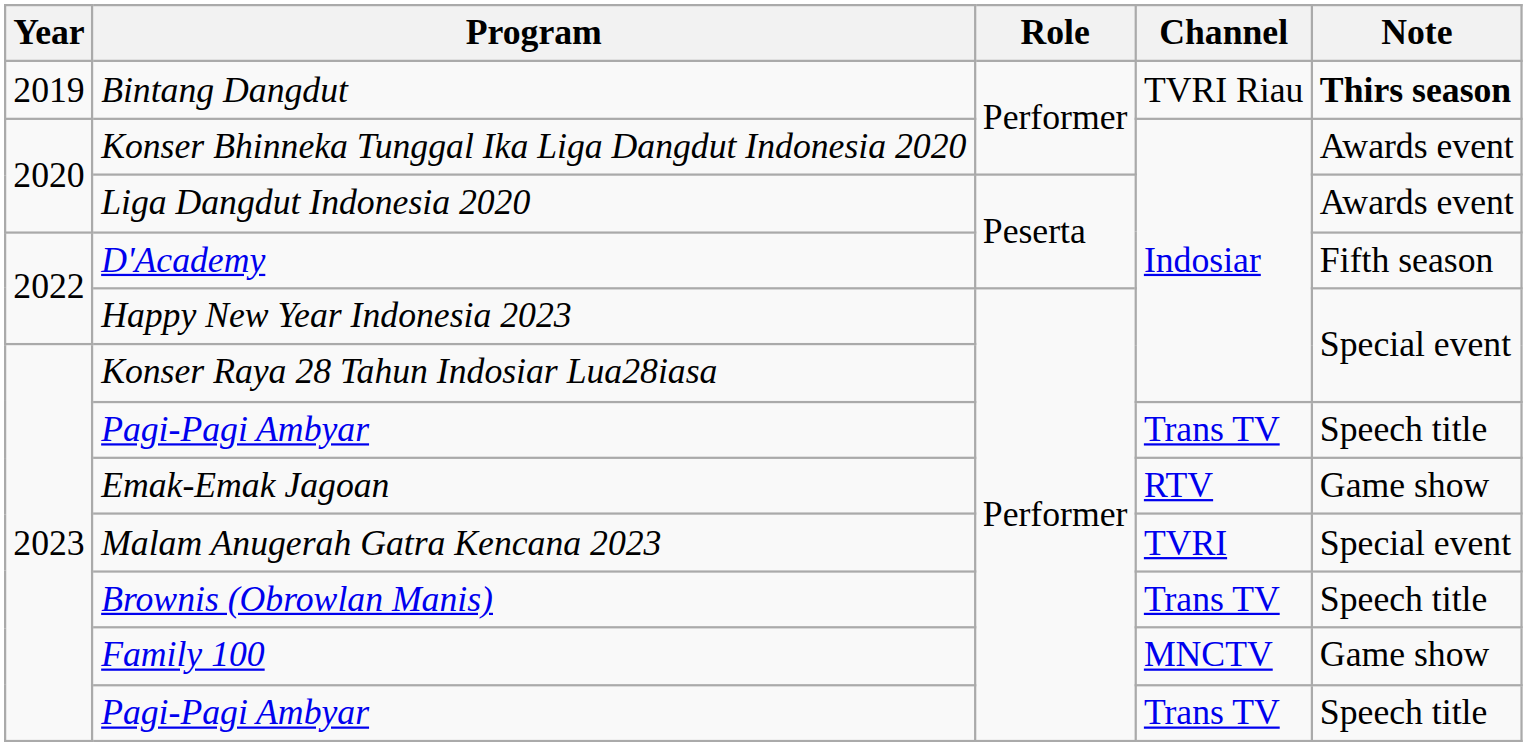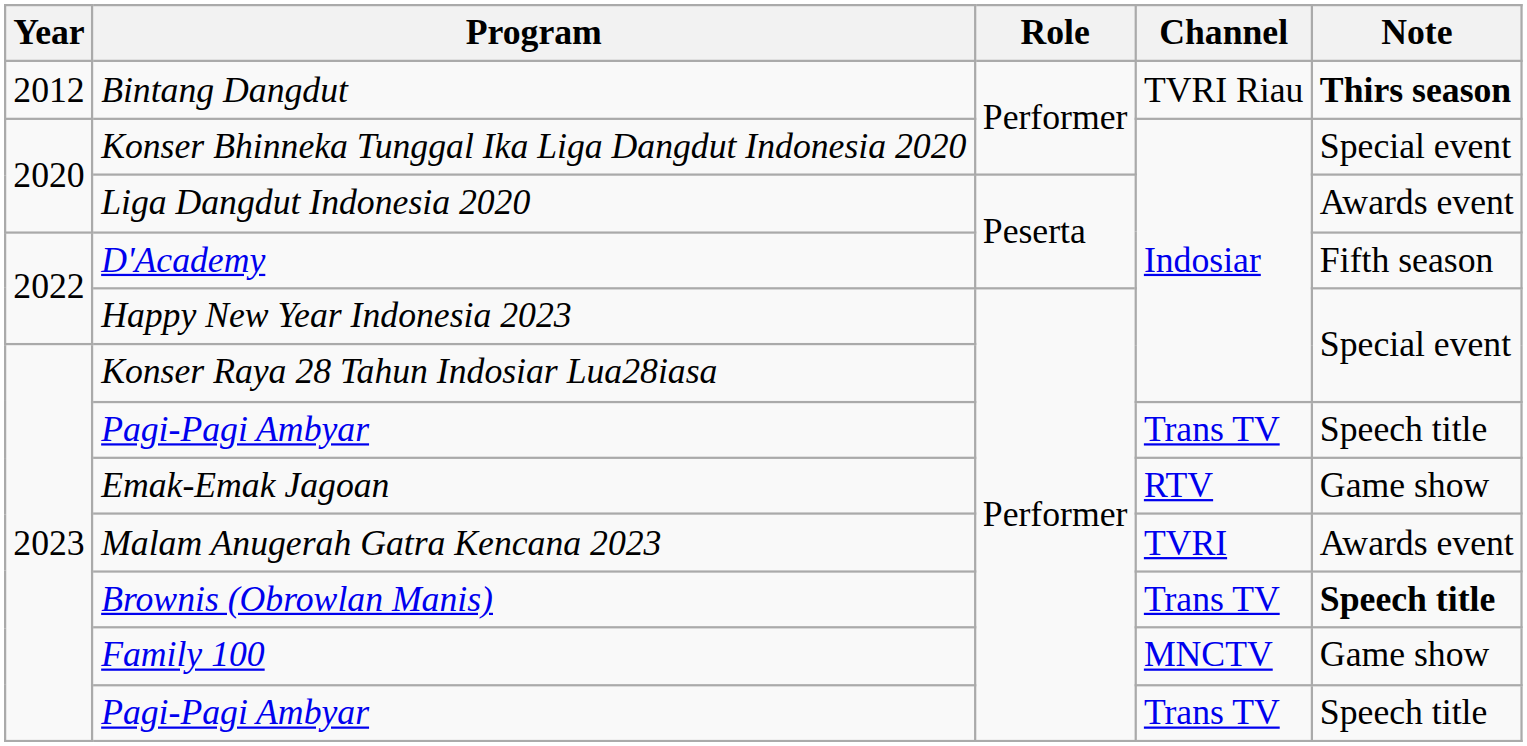(49, 89) 2019 -> (49, 89) 2012
(1417, 145) Awards event -> (1415, 145) Special event
(1415, 542) Special event -> (1417, 542) Awards event
(1404, 598) normal -> (1408, 598) bold
